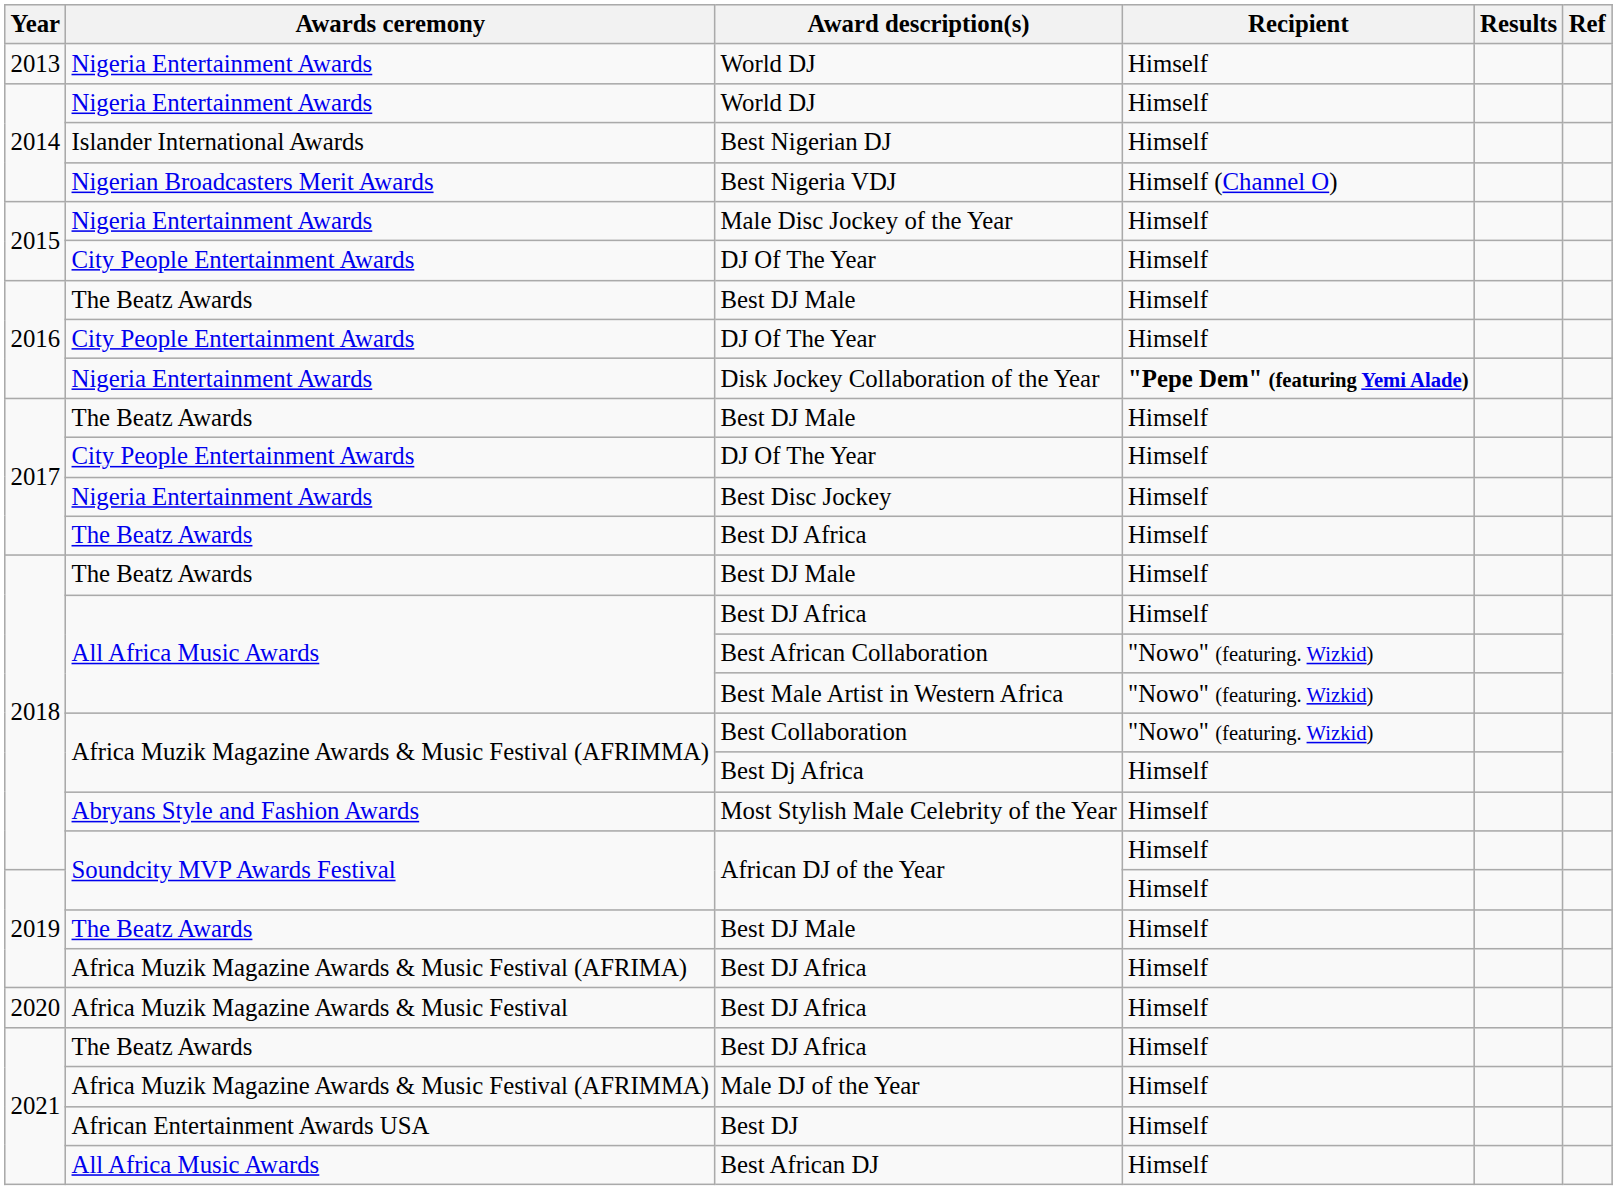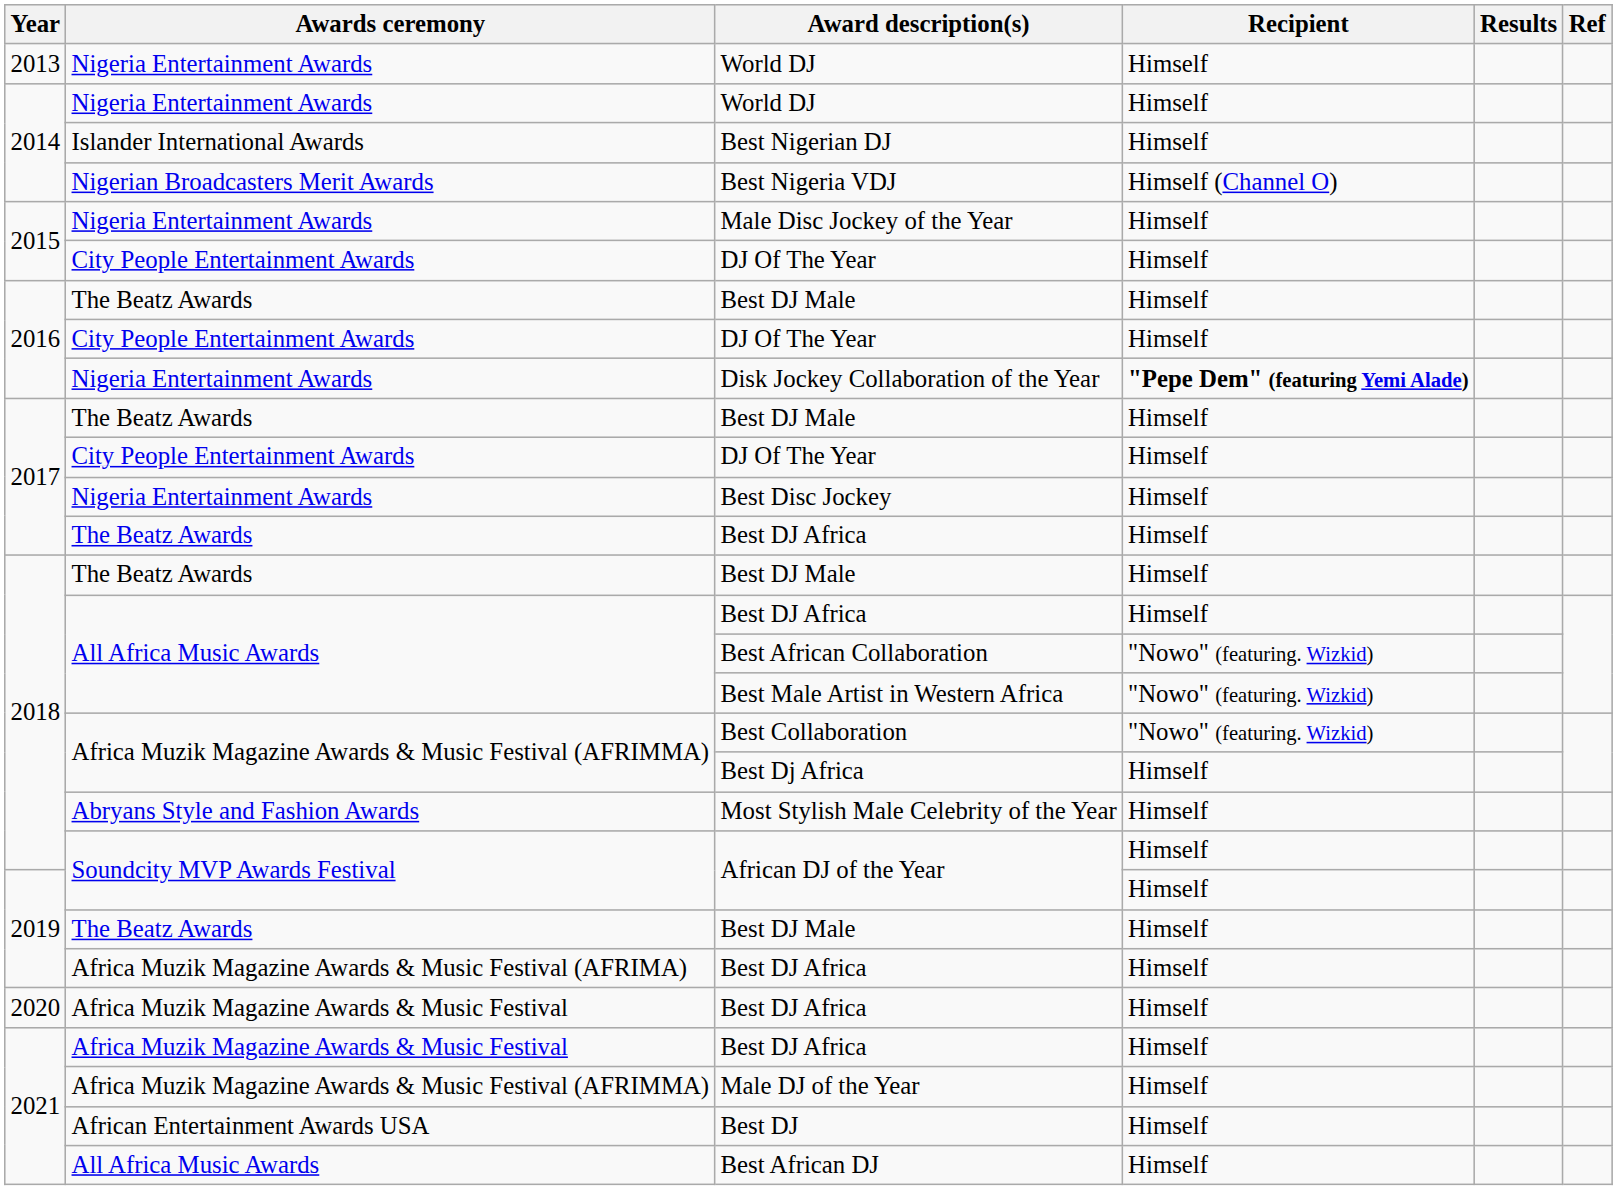(162, 1046) The Beatz Awards -> (320, 1046) Africa Muzik Magazine Awards & Music Festival
